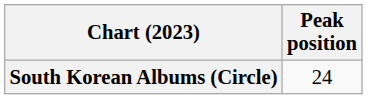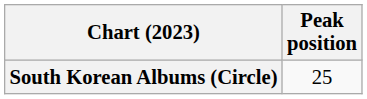(322, 76) 24 -> (322, 76) 25
